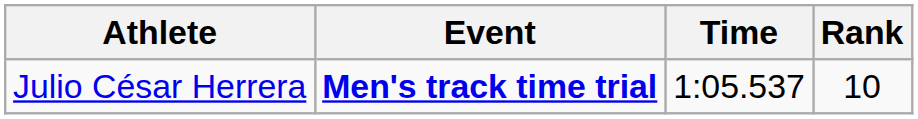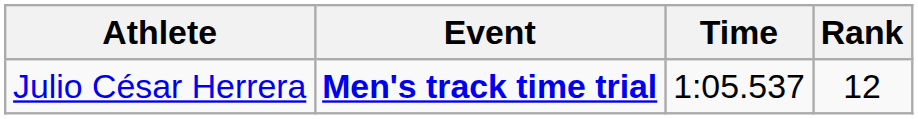(862, 86) 10 -> (862, 86) 12
